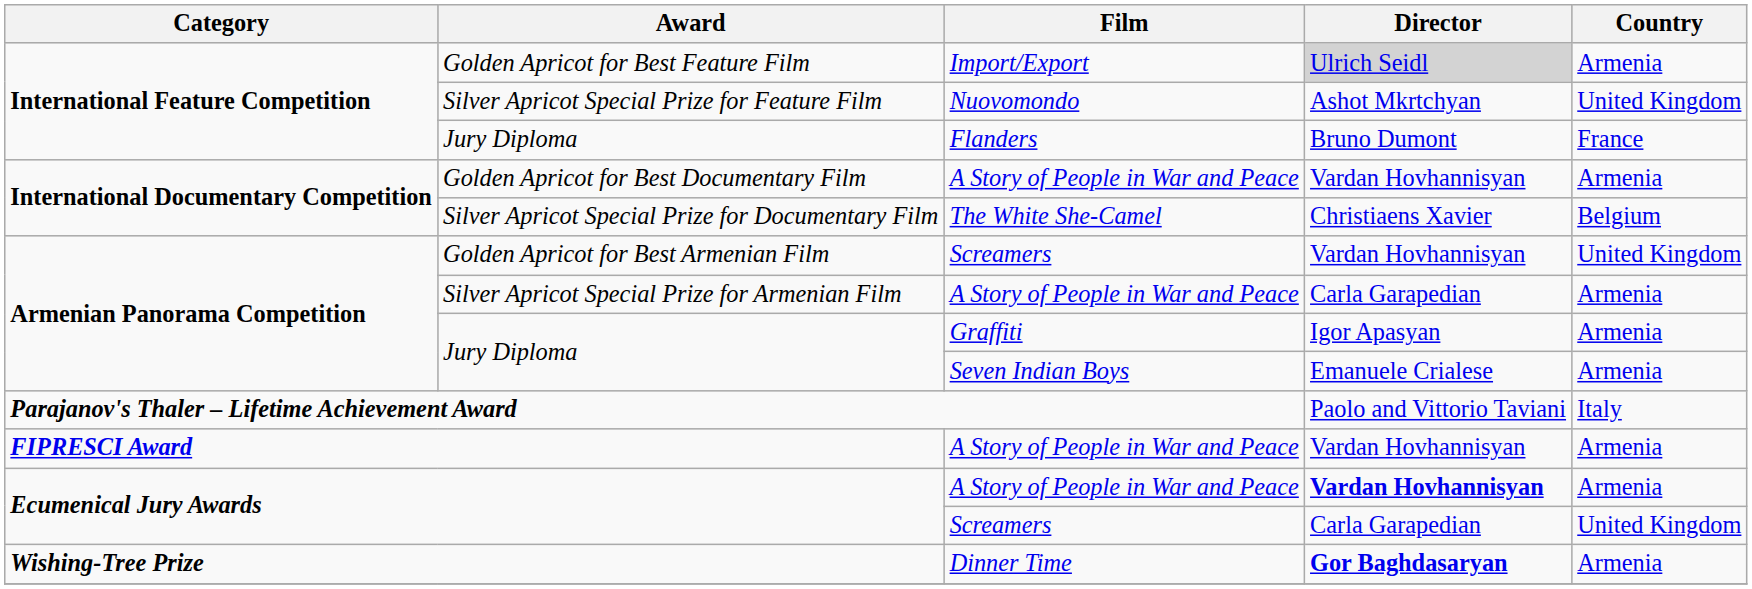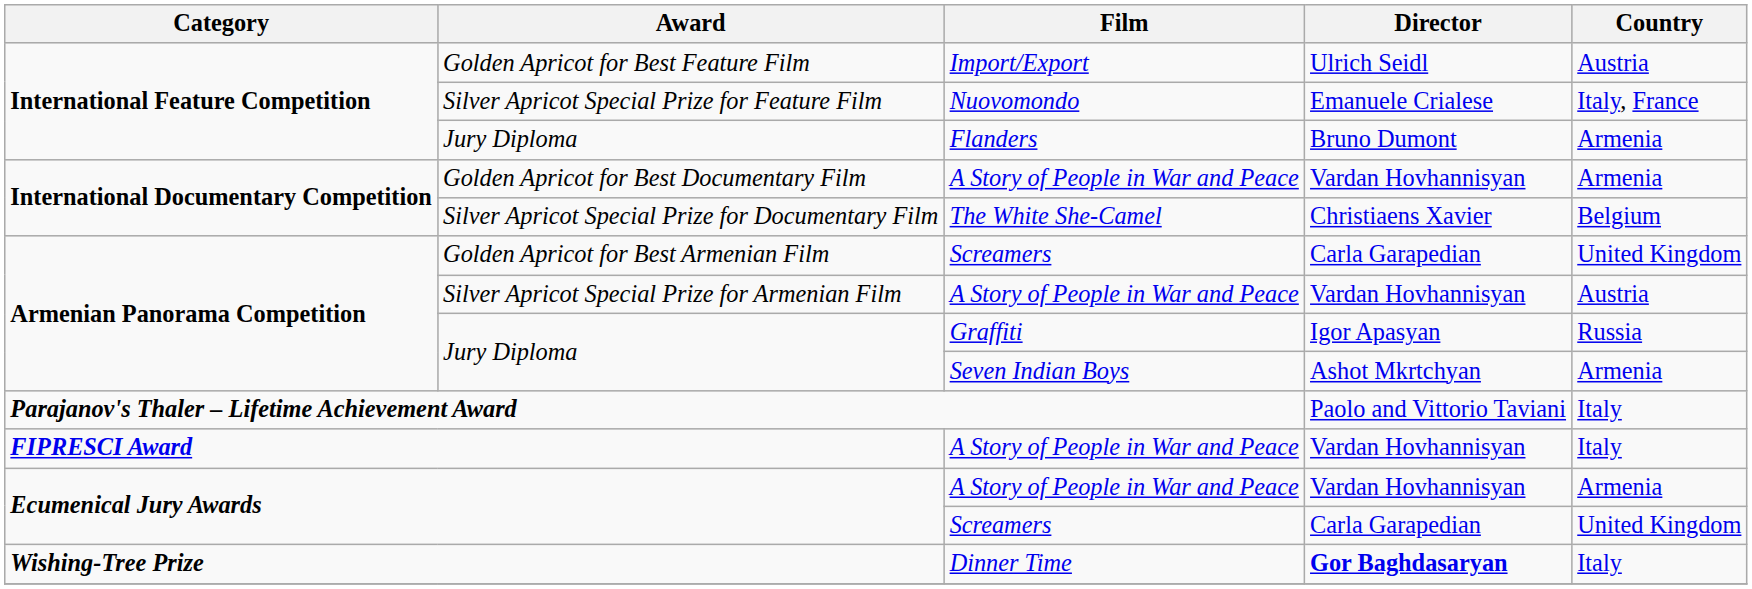(1369, 62) lightgrey background -> (1369, 62) no background
(1620, 62) Armenia -> (1613, 62) Austria
(1395, 100) Ashot Mkrtchyan -> (1402, 100) Emanuele Crialese
(1659, 100) United Kingdom -> (1638, 100) Italy, France
(1610, 139) France -> (1620, 139) Armenia
(1418, 255) Vardan Hovhannisyan -> (1395, 255) Carla Garapedian
(1395, 293) Carla Garapedian -> (1418, 293) Vardan Hovhannisyan
(1620, 293) Armenia -> (1613, 293) Austria
(1620, 332) Armenia -> (1610, 332) Russia
(1402, 370) Emanuele Crialese -> (1395, 370) Ashot Mkrtchyan
(1620, 448) Armenia -> (1600, 448) Italy
(1427, 486) bold -> (1418, 486) normal
(1620, 563) Armenia -> (1600, 563) Italy
